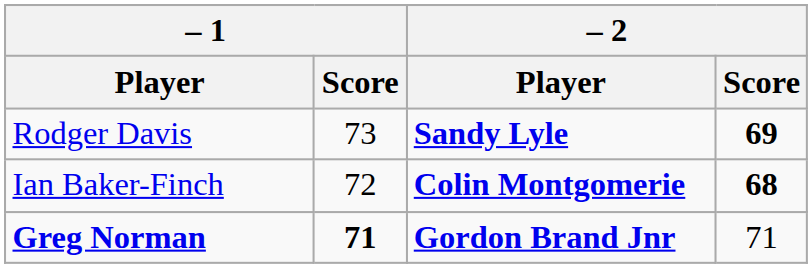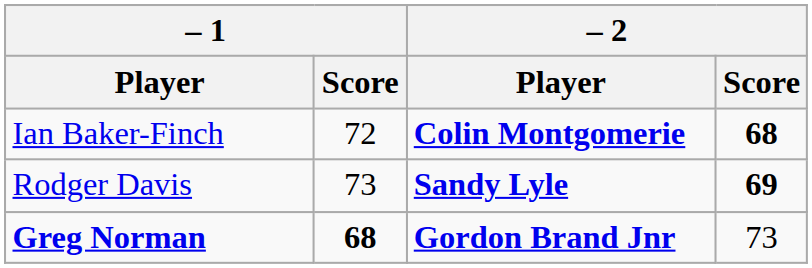rows swapped: (118, 184) <-> (102, 133)
(360, 236) 71 -> (360, 236) 68
(762, 236) 71 -> (762, 236) 73
